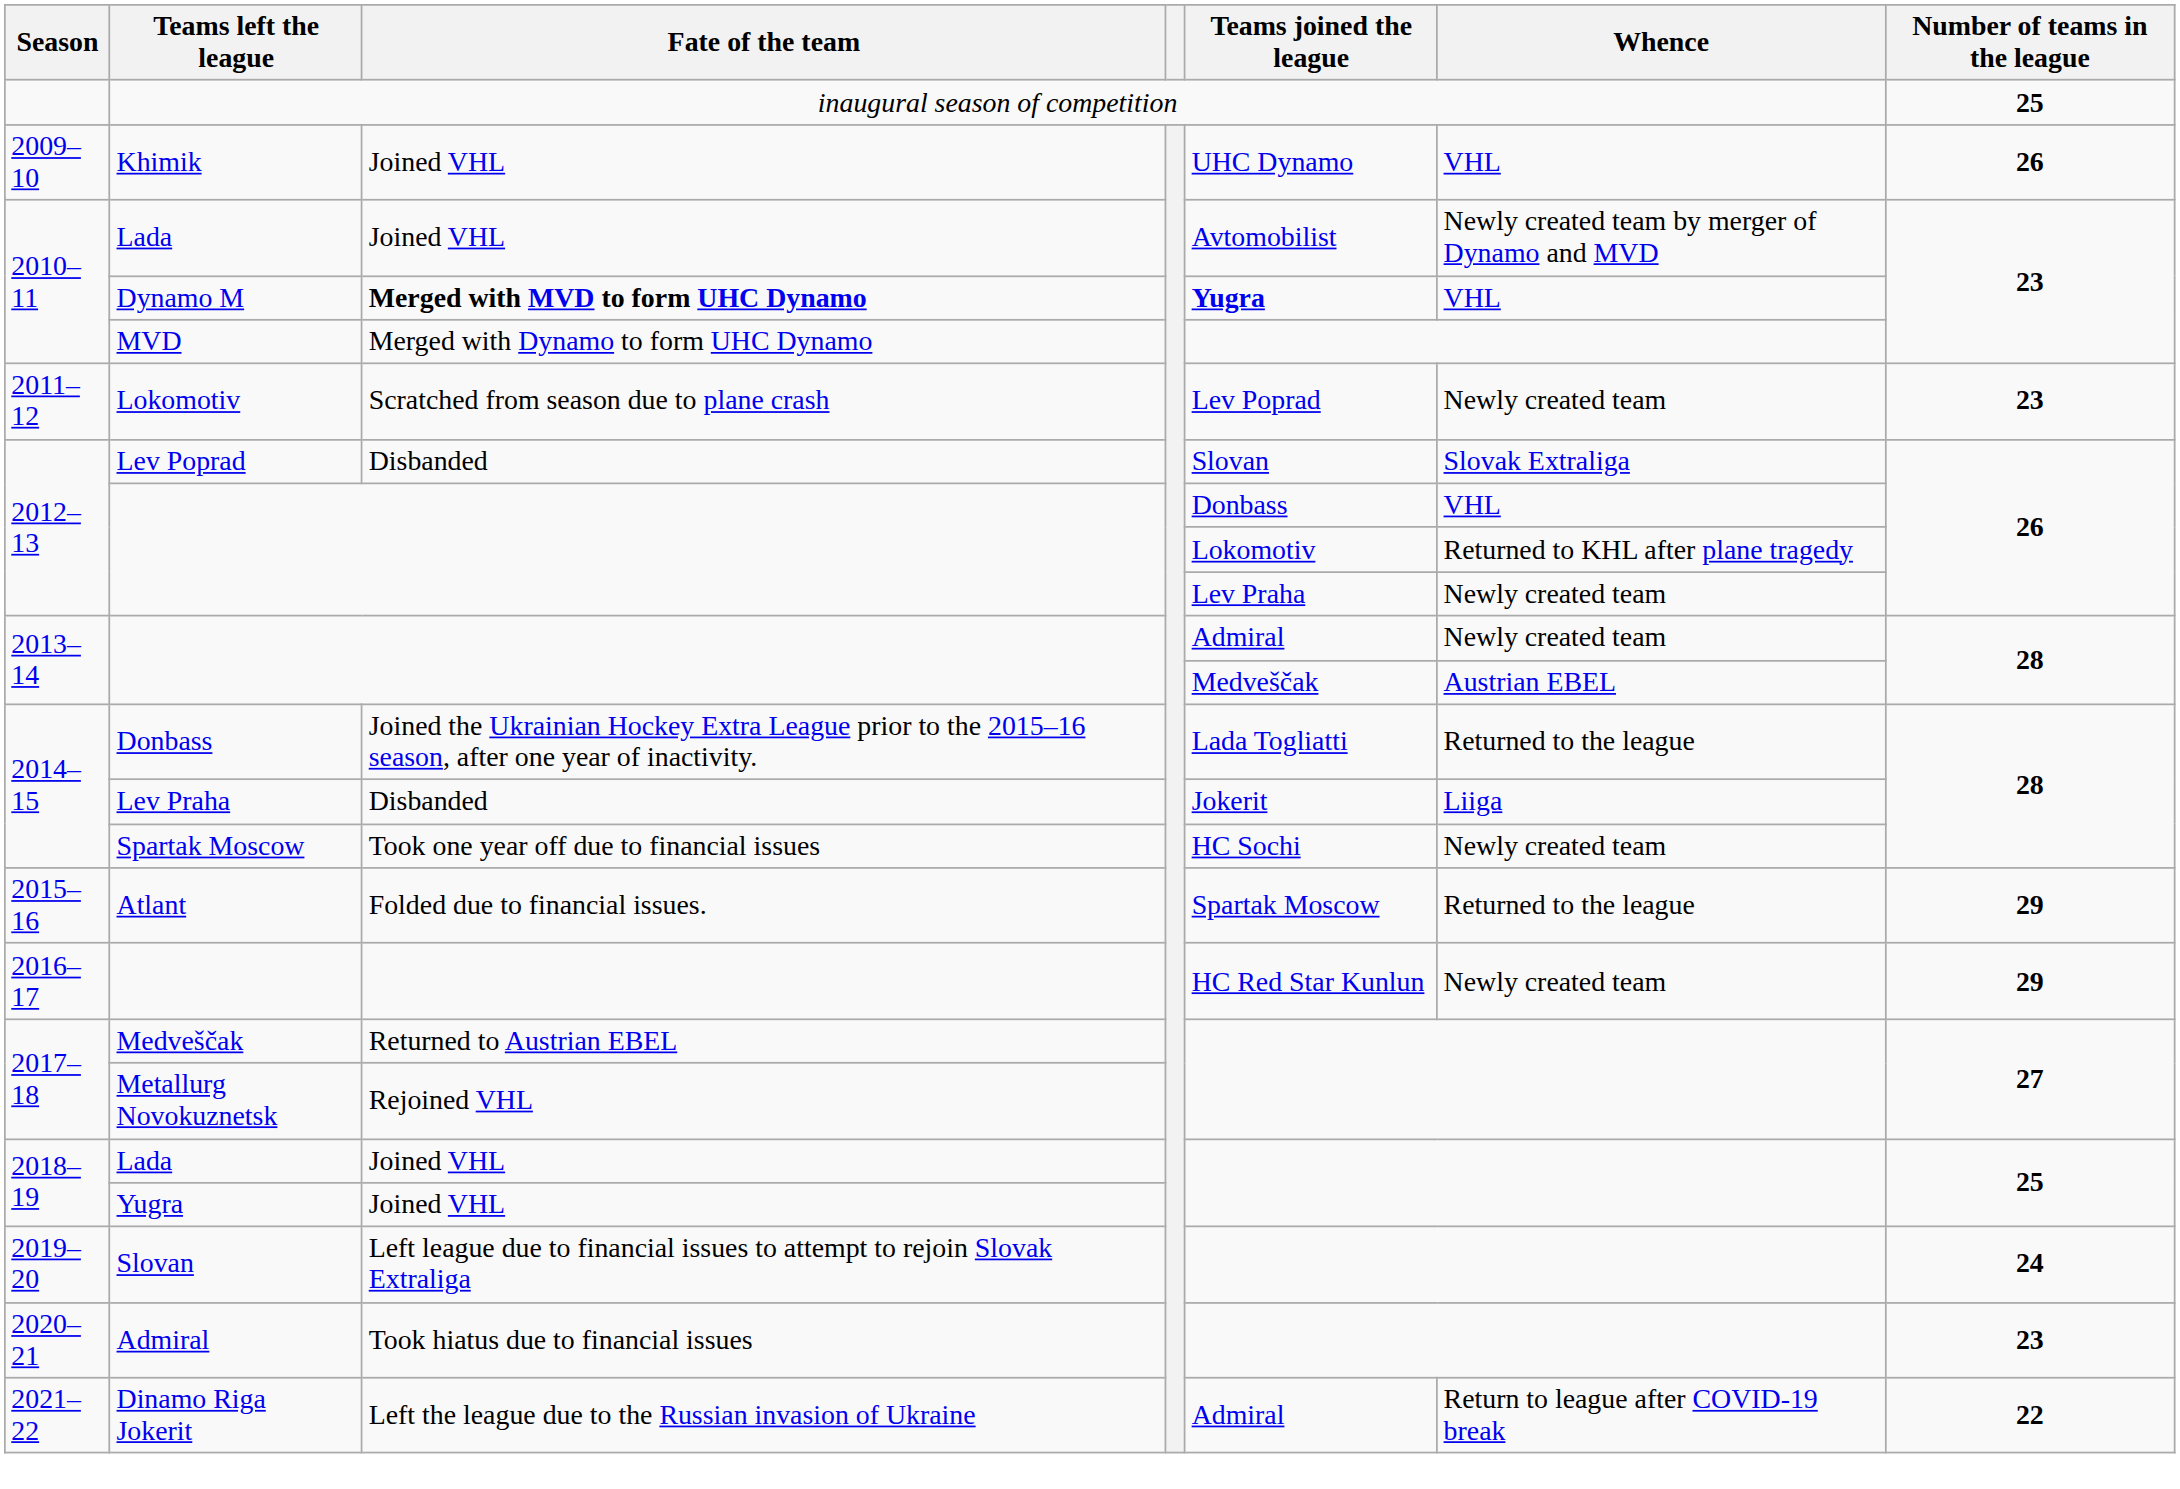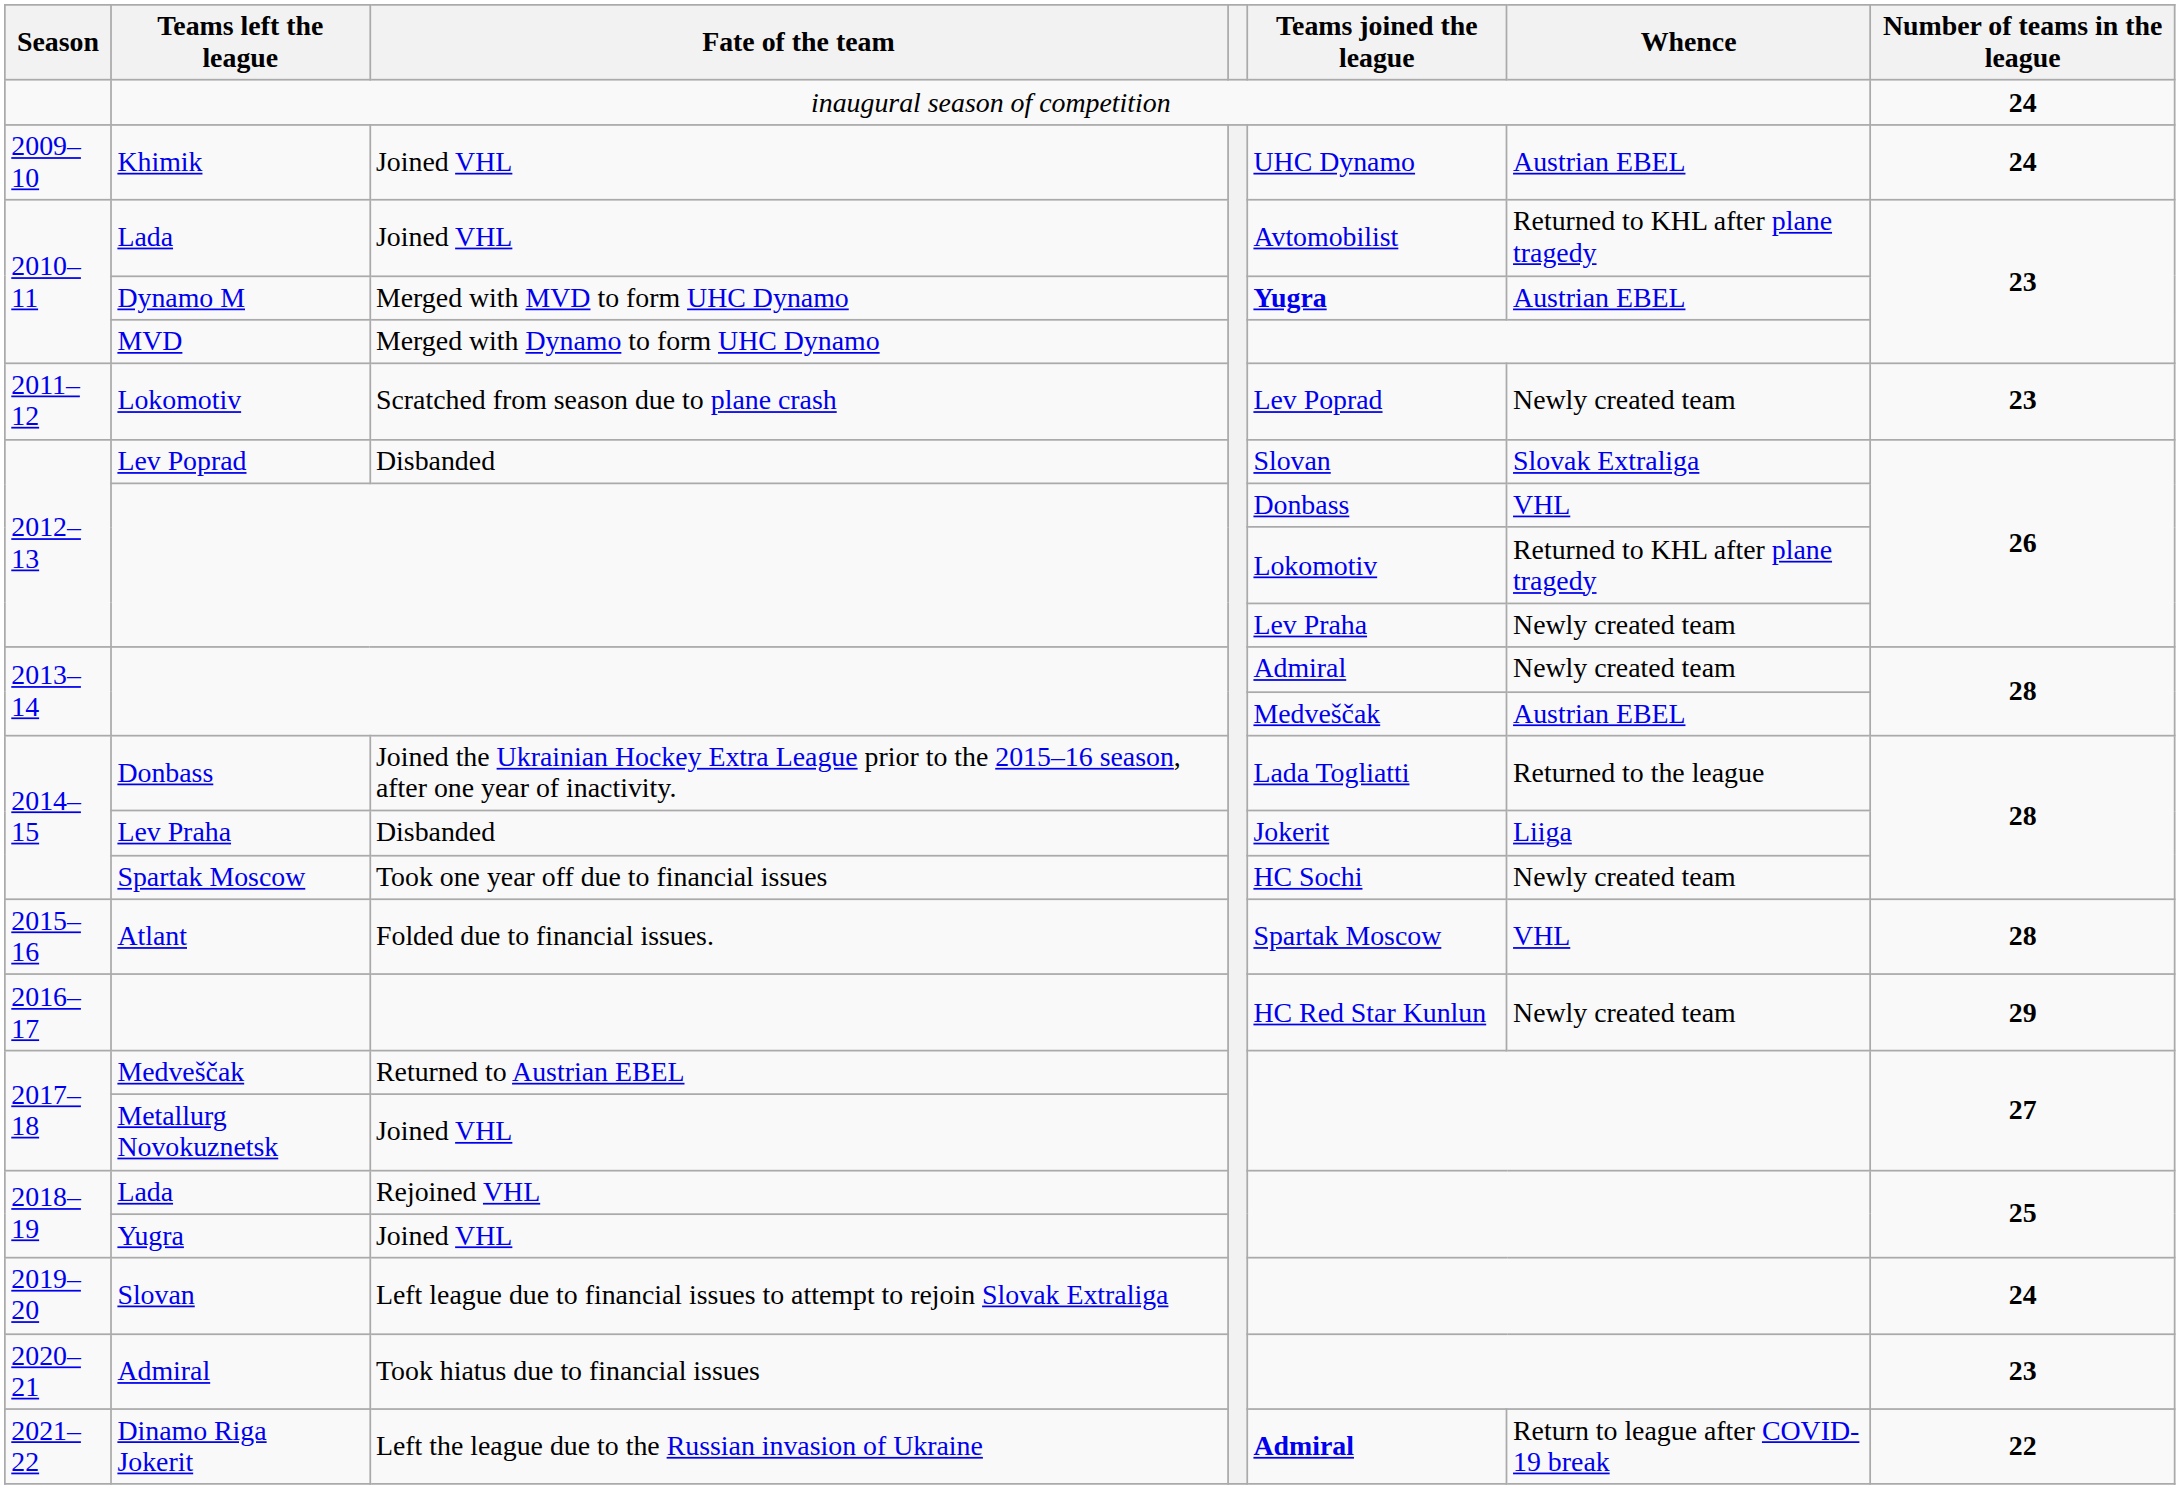(2030, 102) 25 -> (2023, 102) 24
(1472, 161) VHL -> (1599, 161) Austrian EBEL
(2030, 161) 26 -> (2023, 161) 24
(1630, 237) Newly created team by merger of Dynamo and MVD -> (1673, 237) Returned to KHL after plane tragedy
(618, 297) bold -> (612, 297) normal
(1472, 297) VHL -> (1599, 297) Austrian EBEL
(1569, 905) Returned to the league -> (1542, 936) VHL
(2030, 905) 29 -> (2023, 936) 28
(451, 1100) Rejoined VHL -> (444, 1131) Joined VHL
(437, 1160) Joined VHL -> (458, 1191) Rejoined VHL
(1238, 1415) normal -> (1304, 1446) bold
